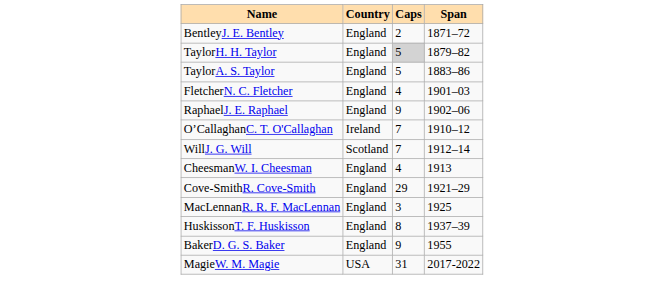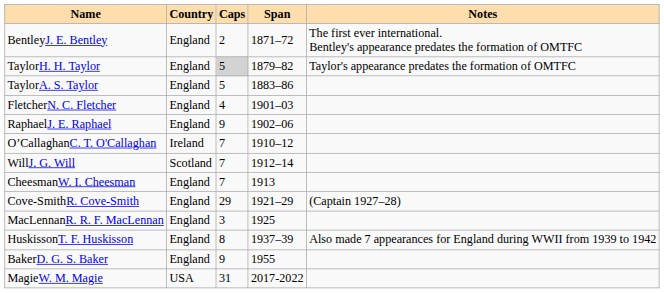+ column: (483, 14)
(398, 168) 4 -> (222, 182) 7
